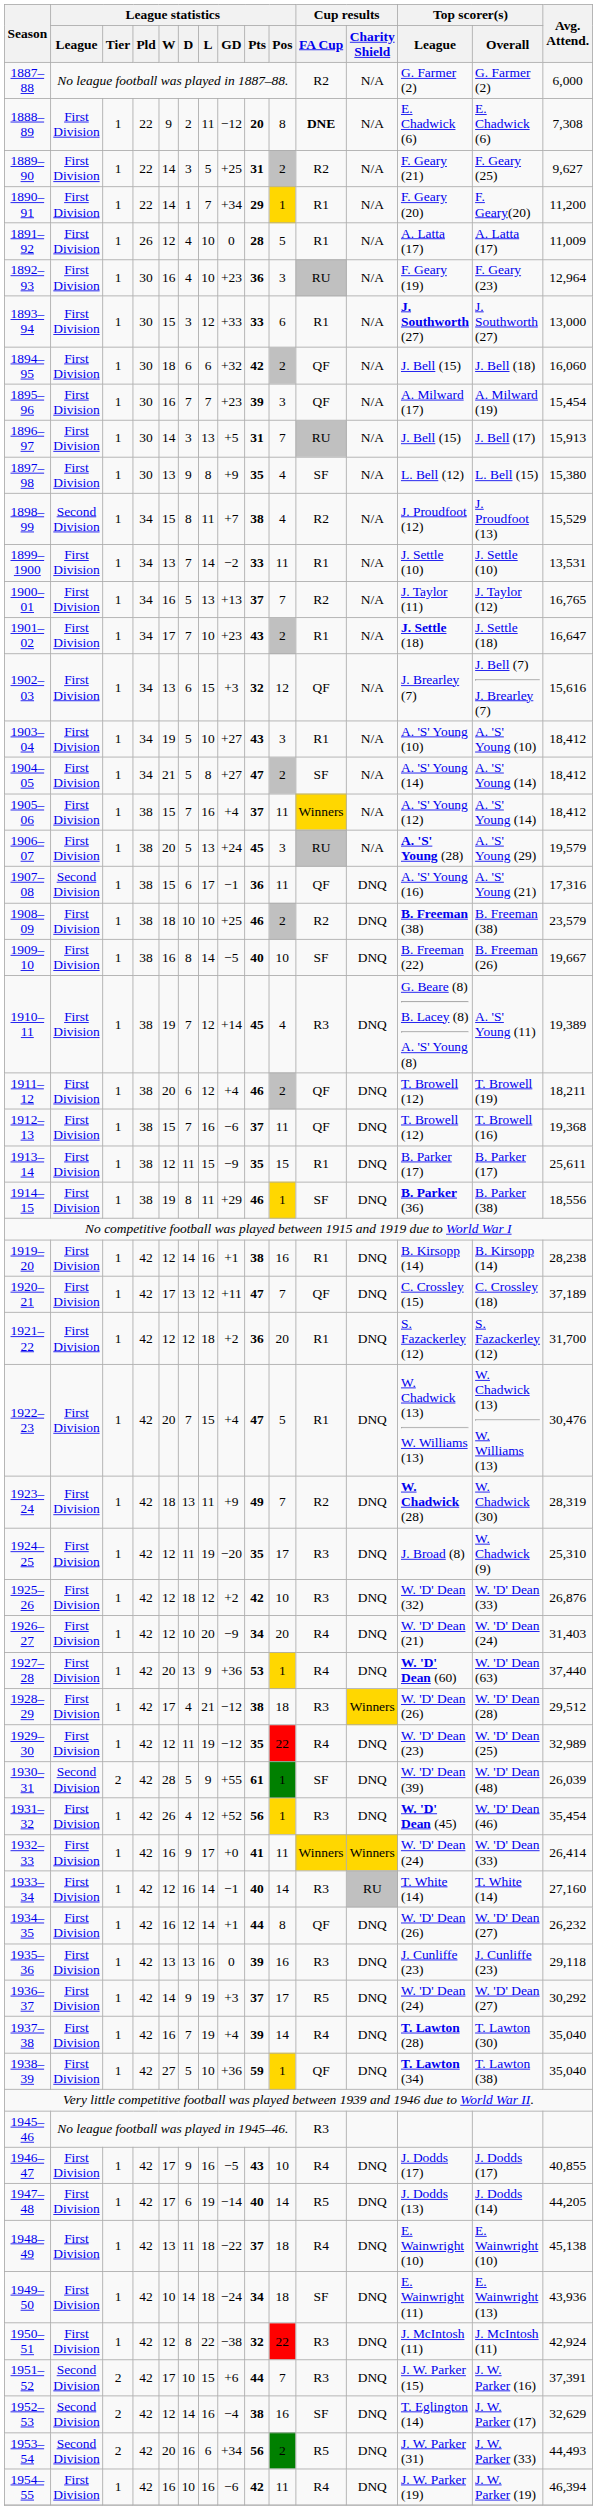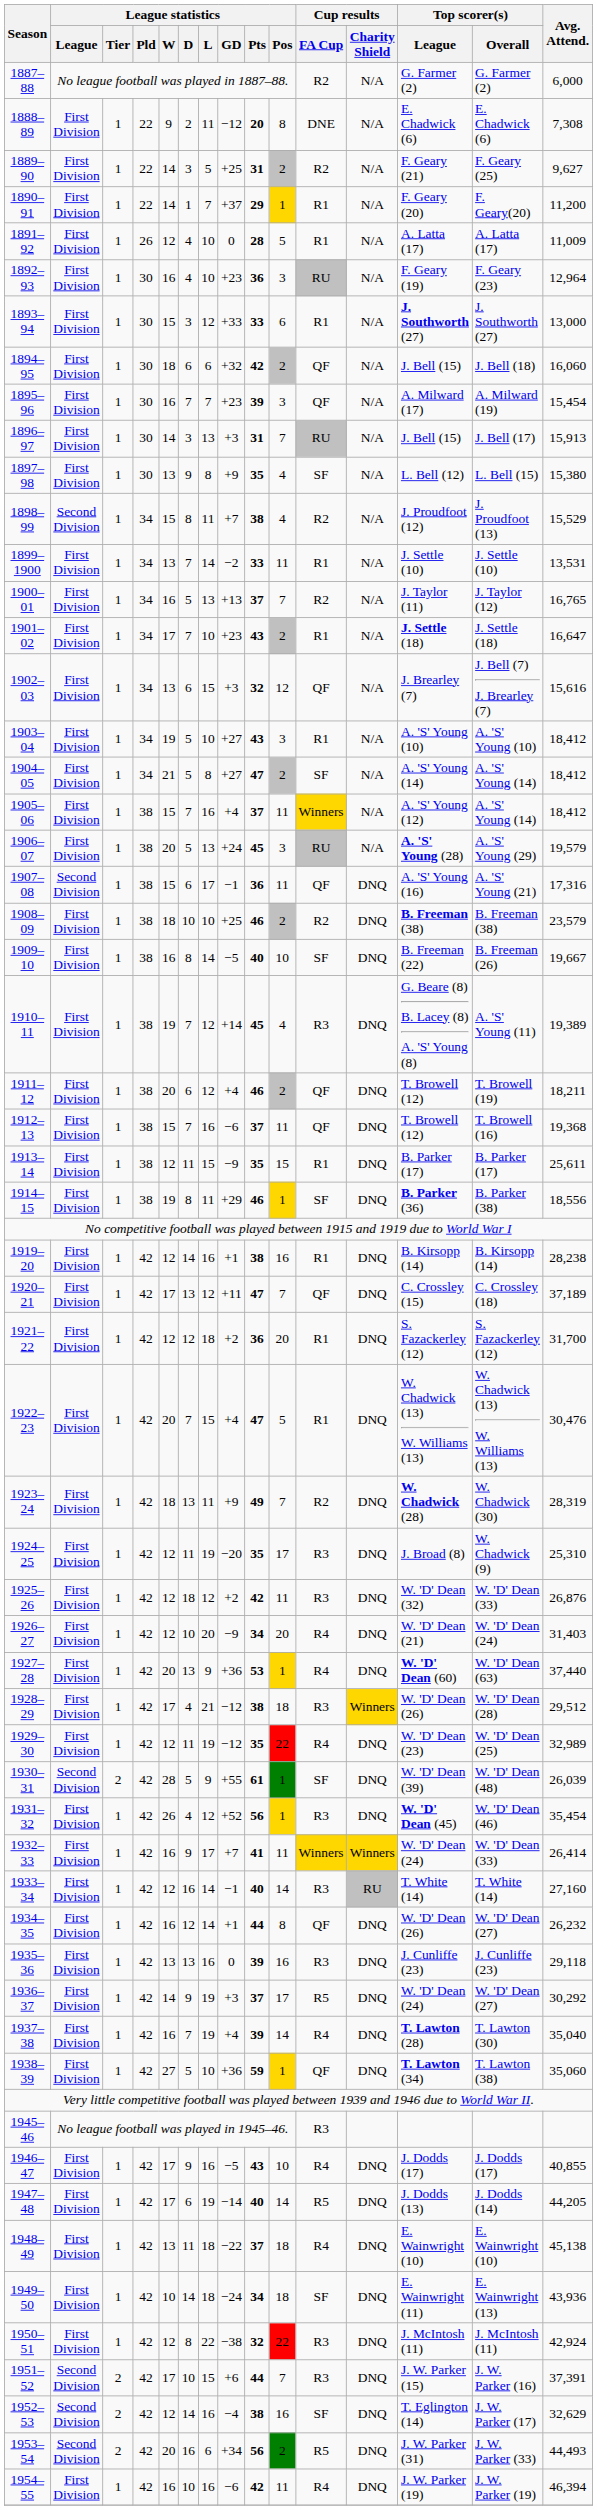(321, 124) bold -> (321, 124) normal
(231, 204) +34 -> (231, 204) +37
(231, 438) +5 -> (231, 438) +3
(282, 1597) 10 -> (282, 1597) 11
(231, 1852) +0 -> (231, 1852) +7
(568, 2071) 35,040 -> (568, 2071) 35,060
